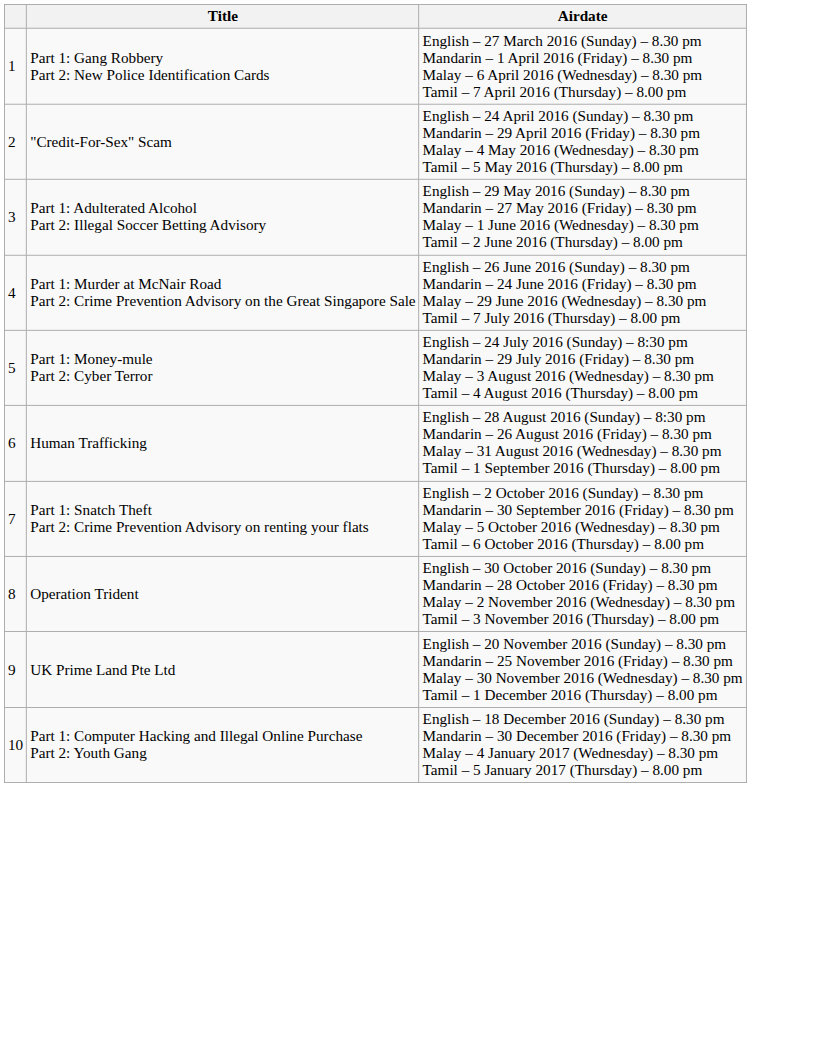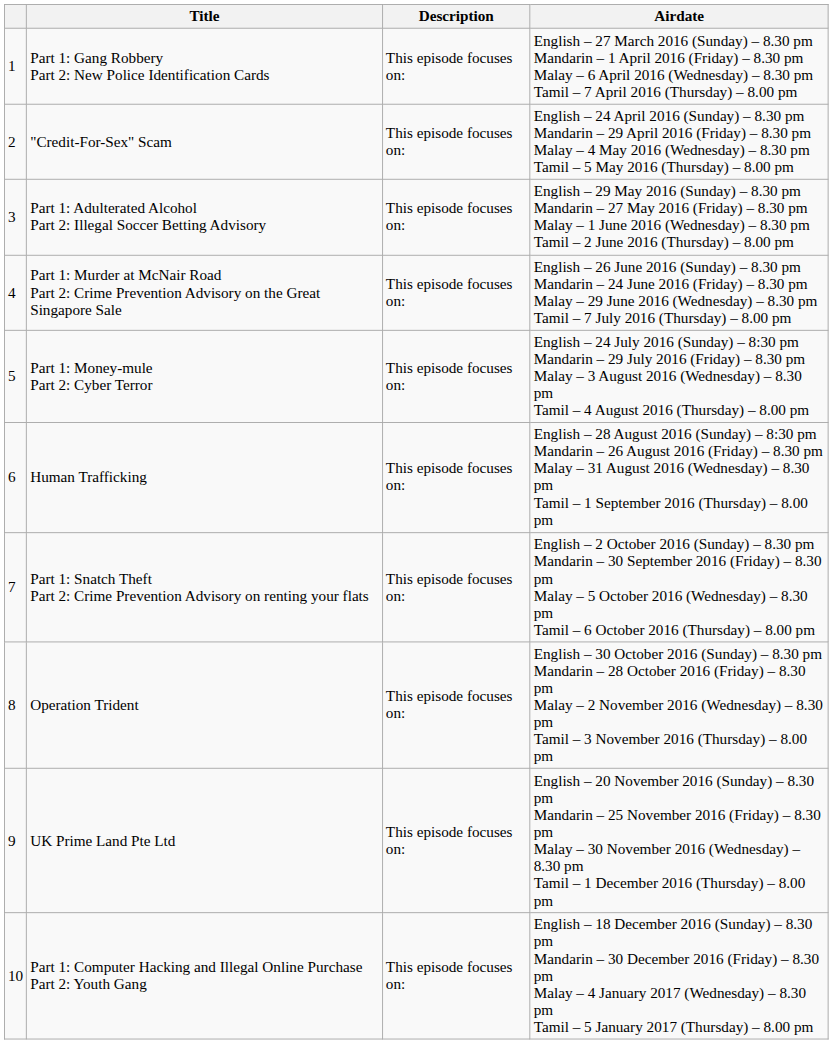+ column: (456, 16)
